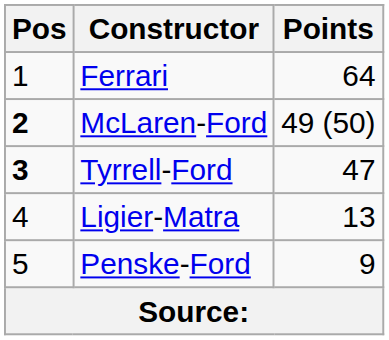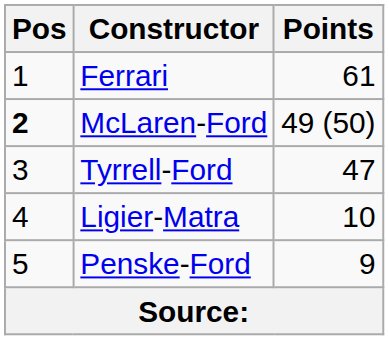(359, 76) 64 -> (359, 76) 61
(20, 170) bold -> (20, 170) normal
(359, 217) 13 -> (359, 217) 10
